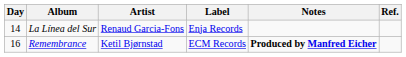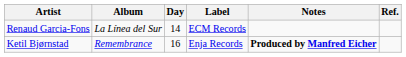columns swapped: (15, 12) <-> (142, 12)
(216, 28) Enja Records -> (217, 28) ECM Records
(217, 44) ECM Records -> (216, 44) Enja Records
